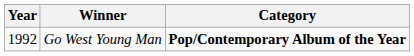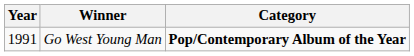(22, 39) 1992 -> (22, 39) 1991
